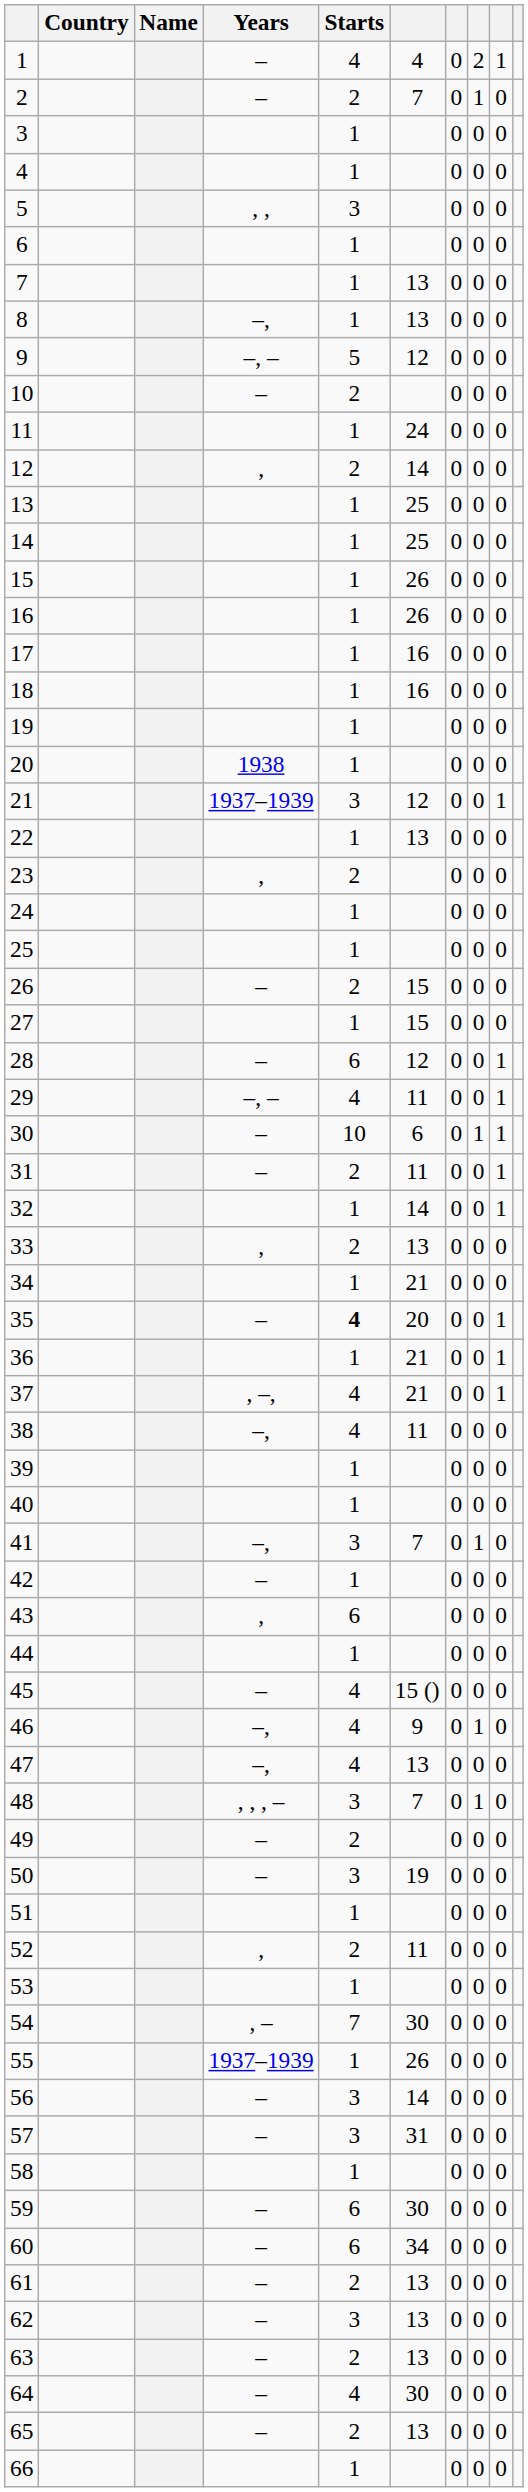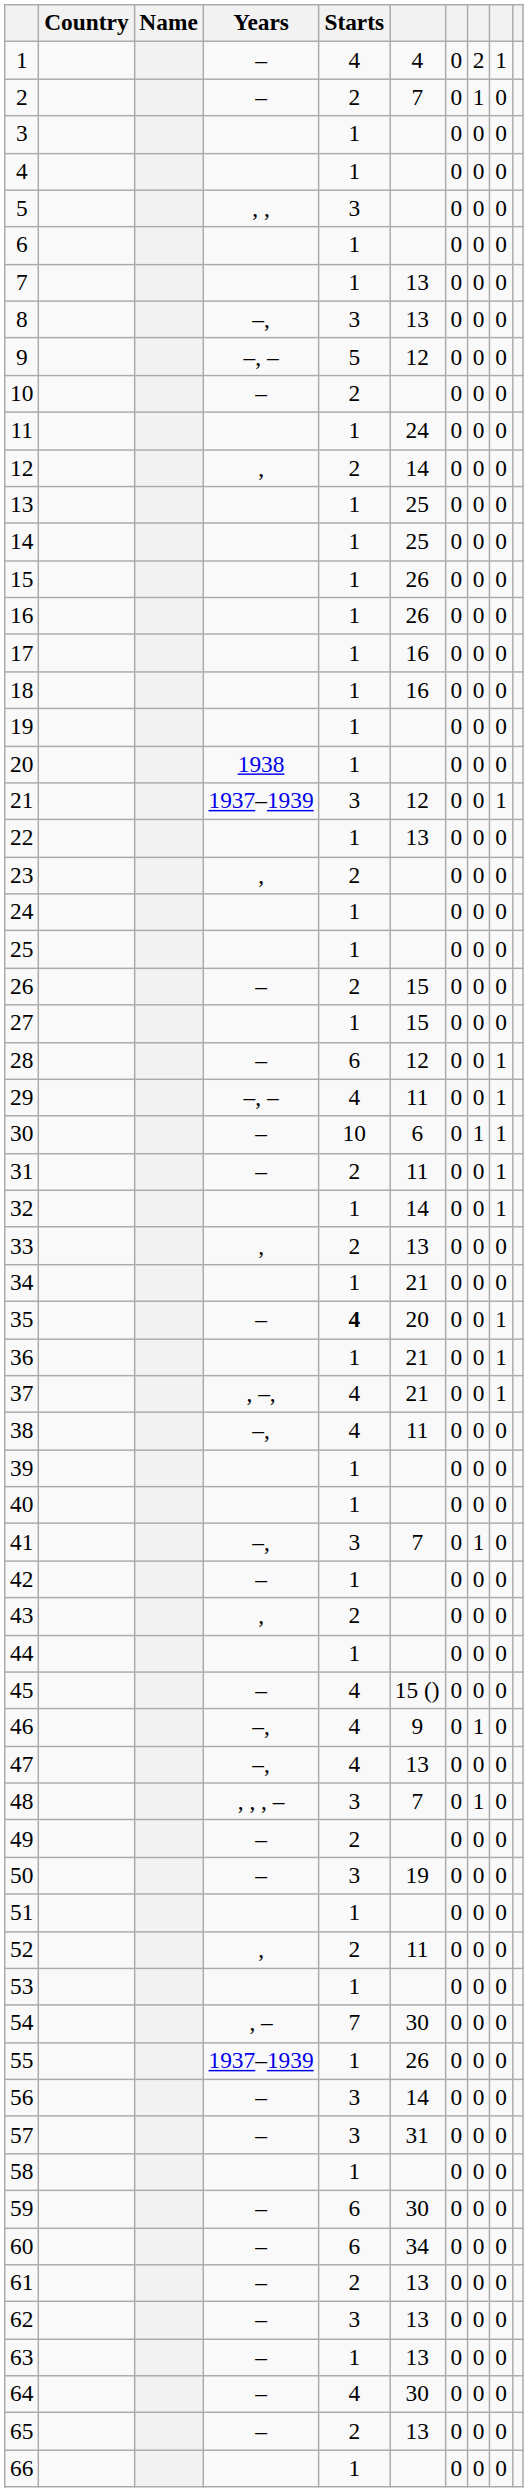(354, 319) 1 -> (354, 319) 3
(354, 1616) 6 -> (354, 1616) 2
(354, 2357) 2 -> (354, 2357) 1
